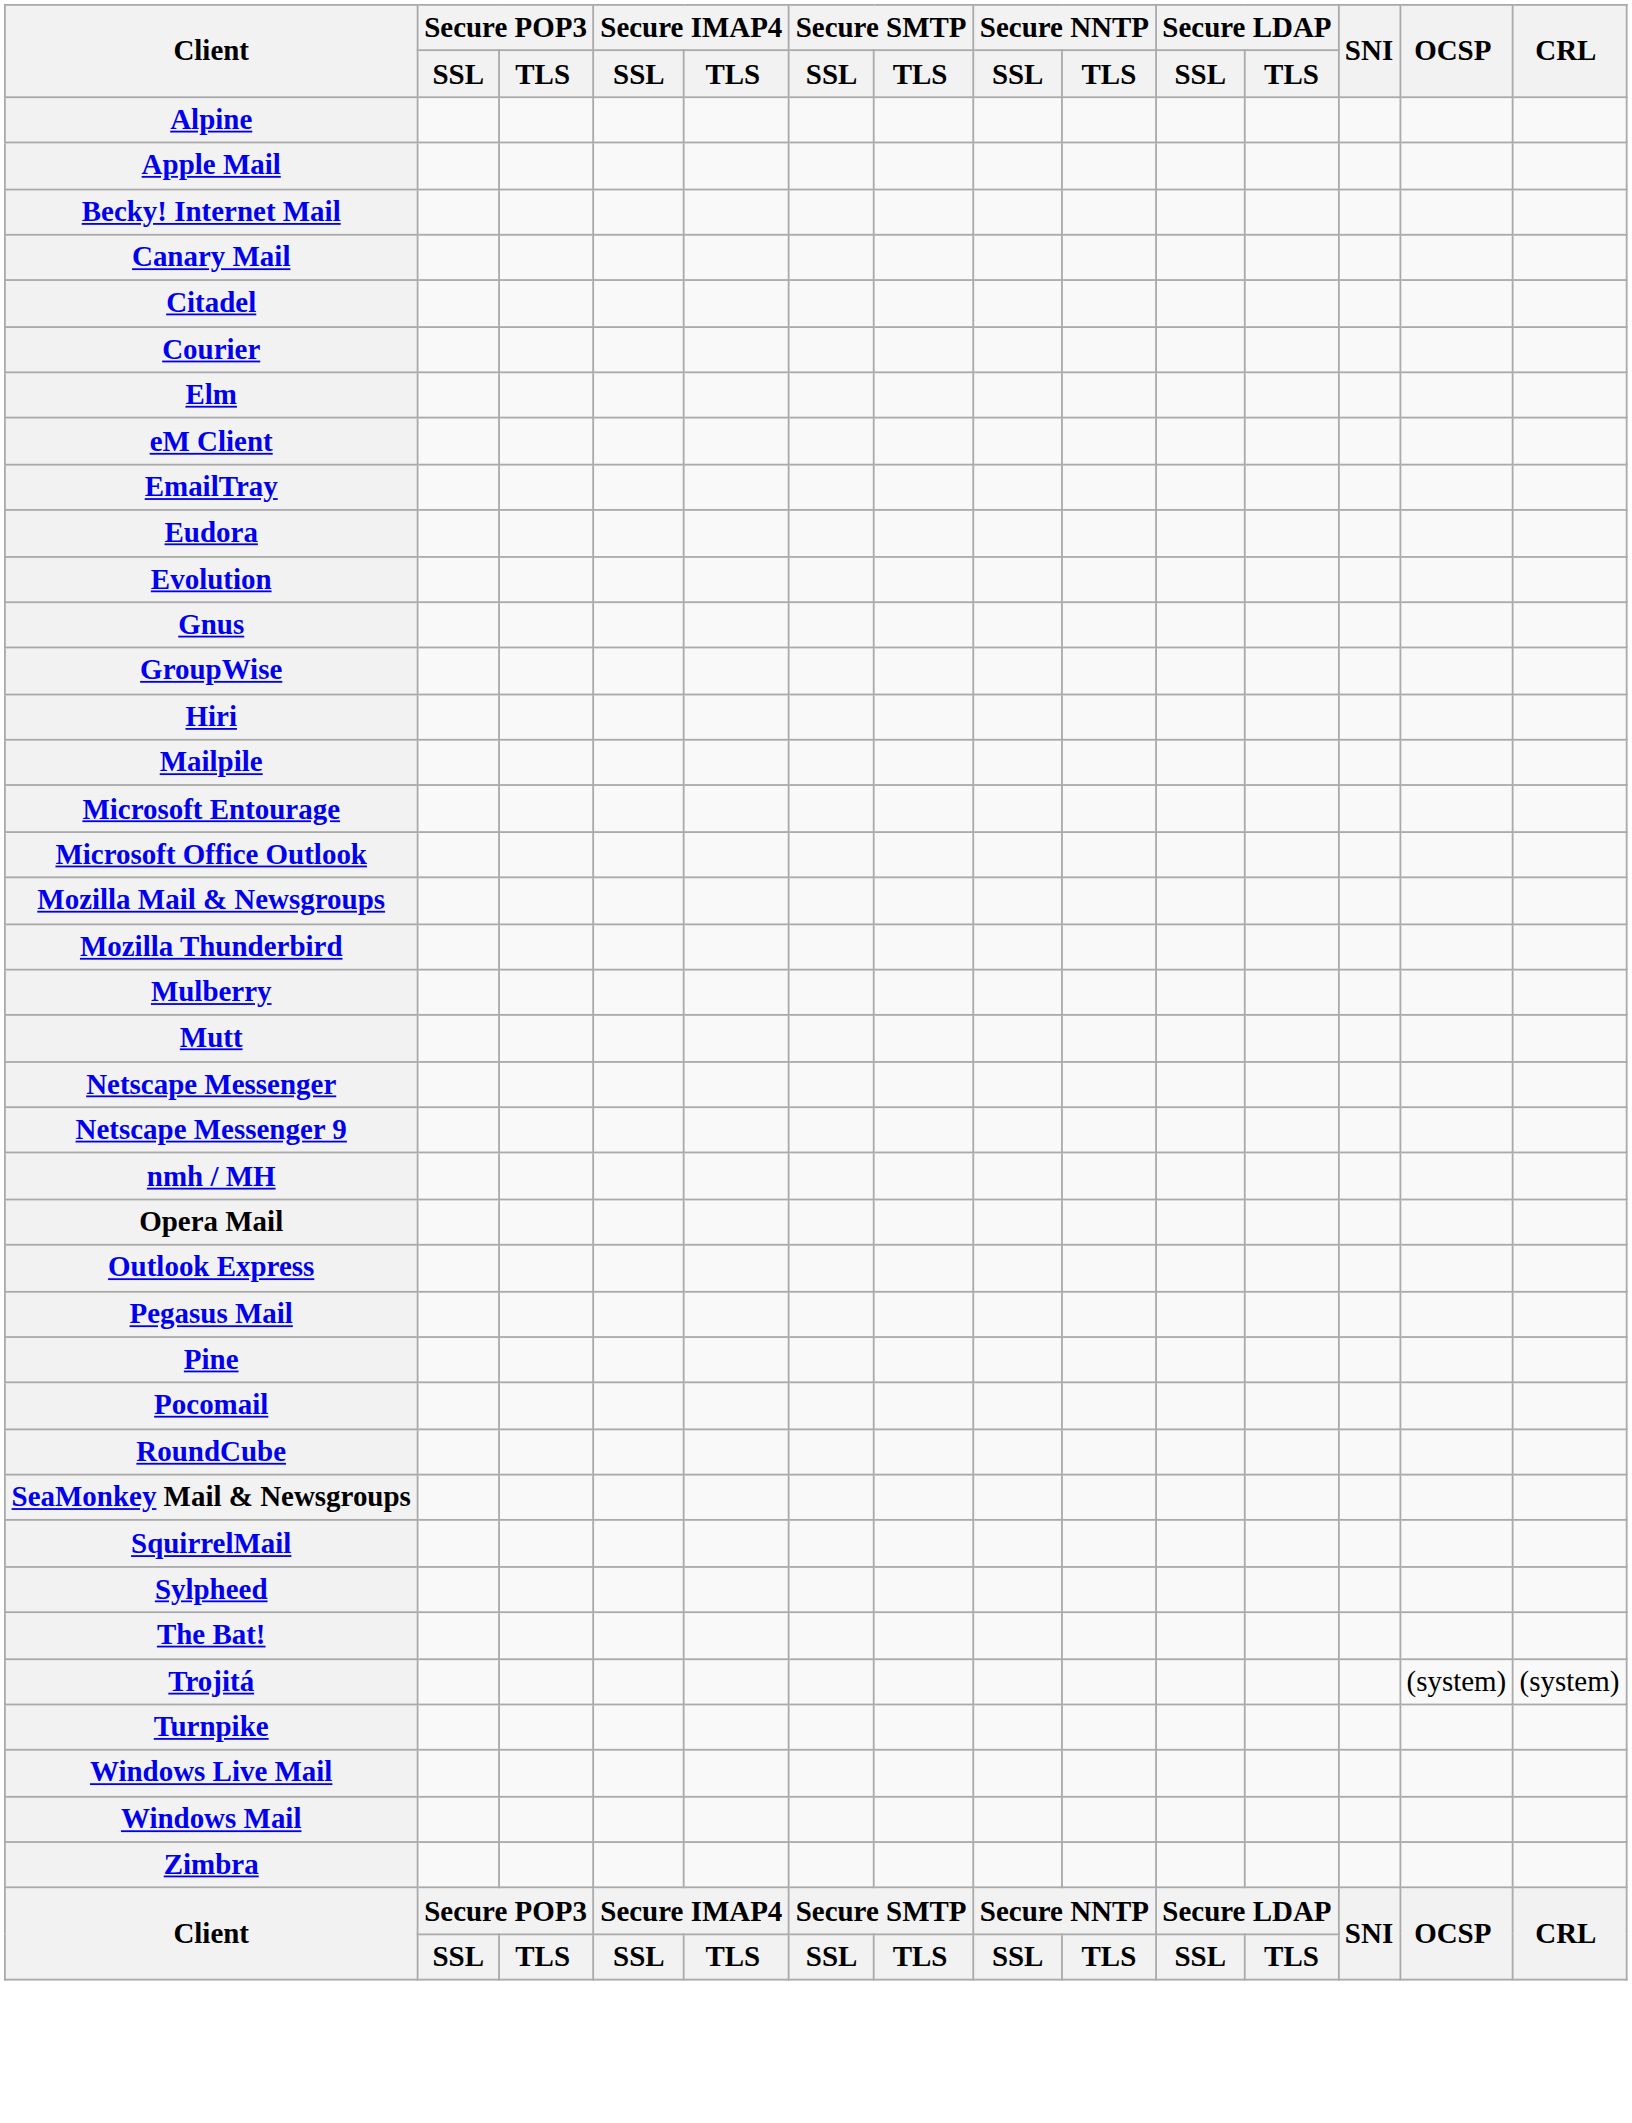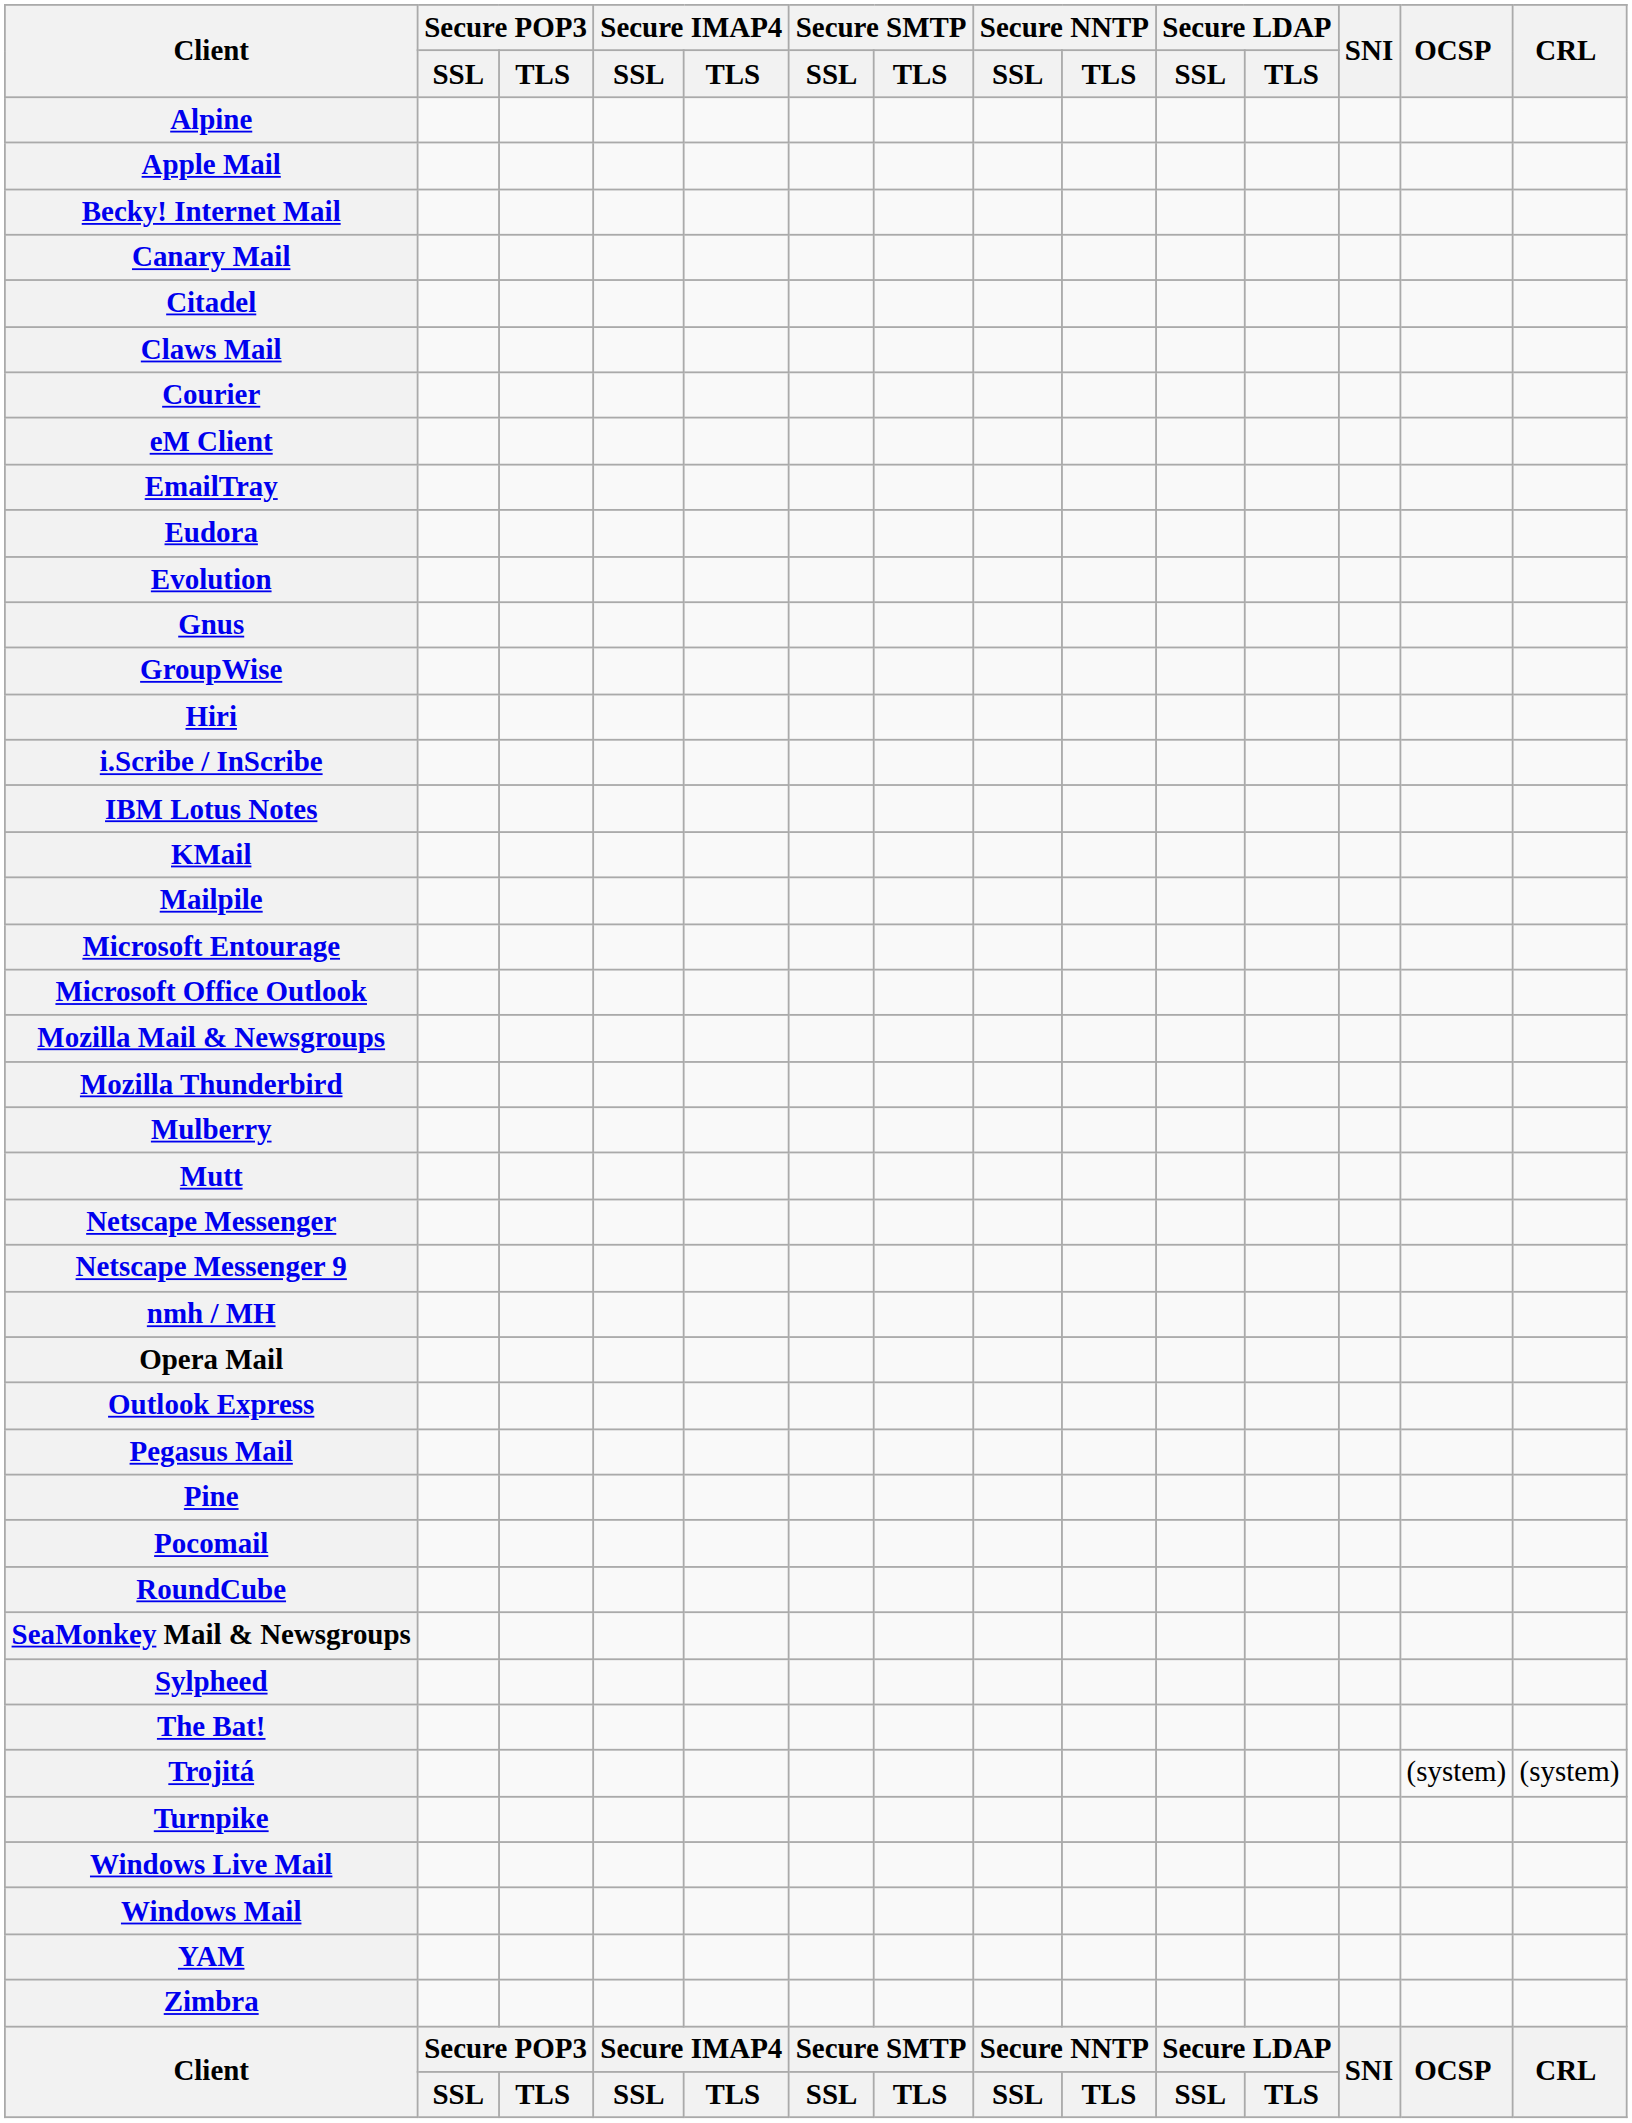+ row: (211, 348)
- row: (211, 394)
+ row: (211, 762)
+ row: (211, 808)
+ row: (211, 854)
- row: (211, 1543)
+ row: (211, 1956)
